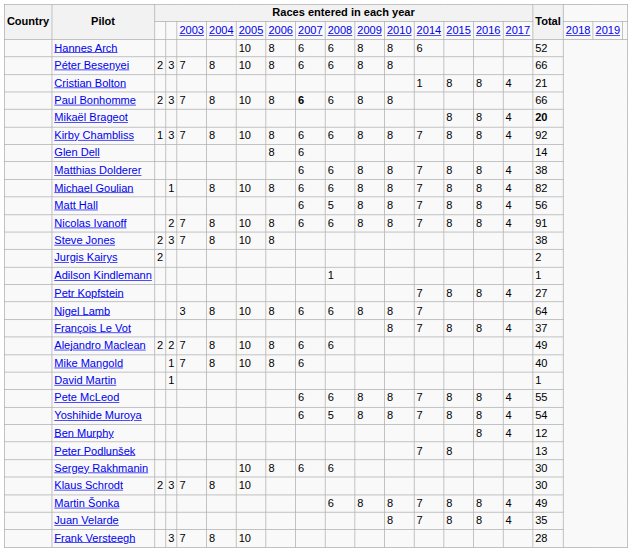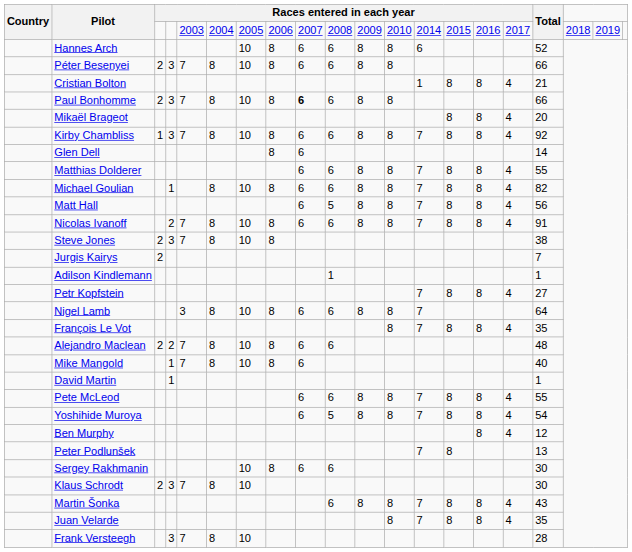(541, 118) bold -> (541, 118) normal
(541, 170) 38 -> (541, 170) 55
(538, 258) 2 -> (538, 258) 7
(541, 328) 37 -> (541, 328) 35
(541, 345) 49 -> (541, 345) 48
(541, 503) 49 -> (541, 503) 43
